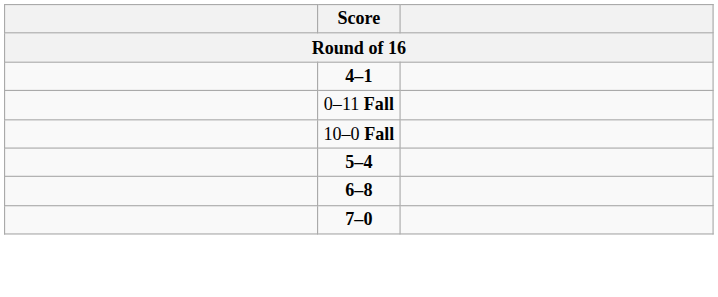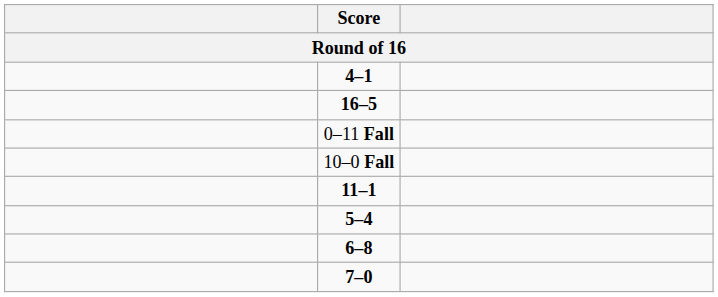+ row: (359, 104)
+ row: (359, 190)
